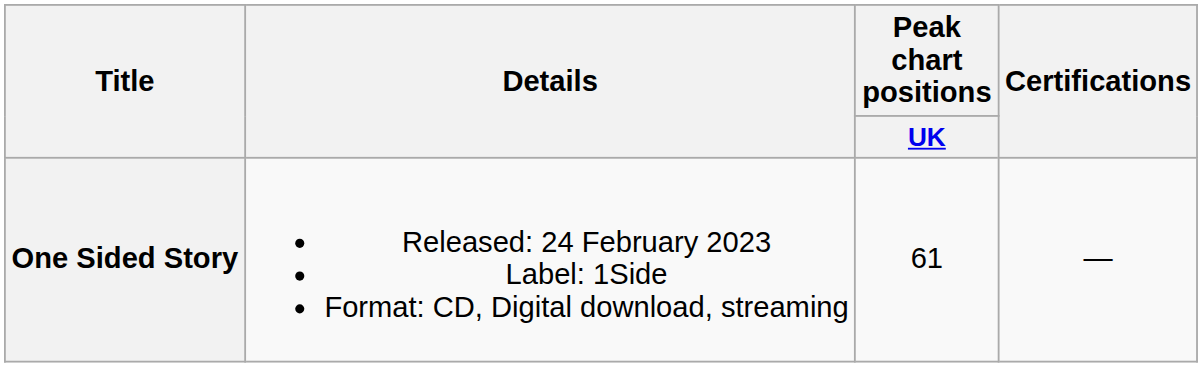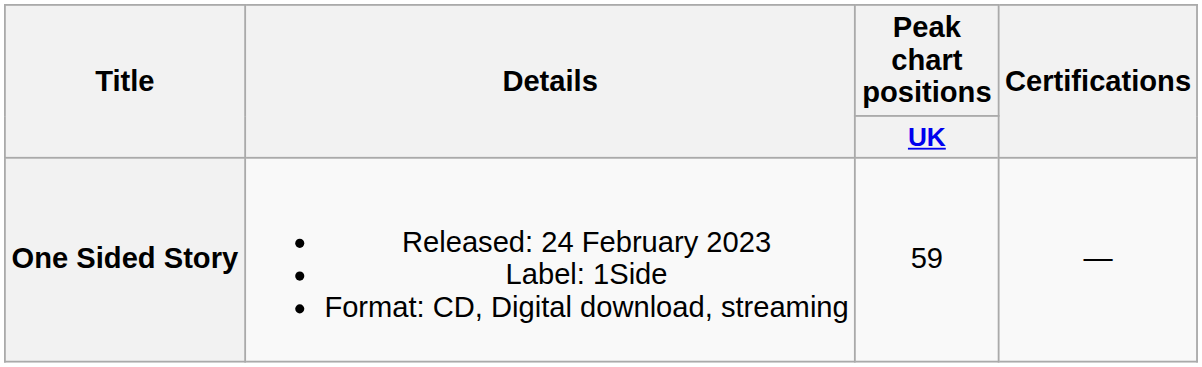(927, 258) 61 -> (927, 258) 59
